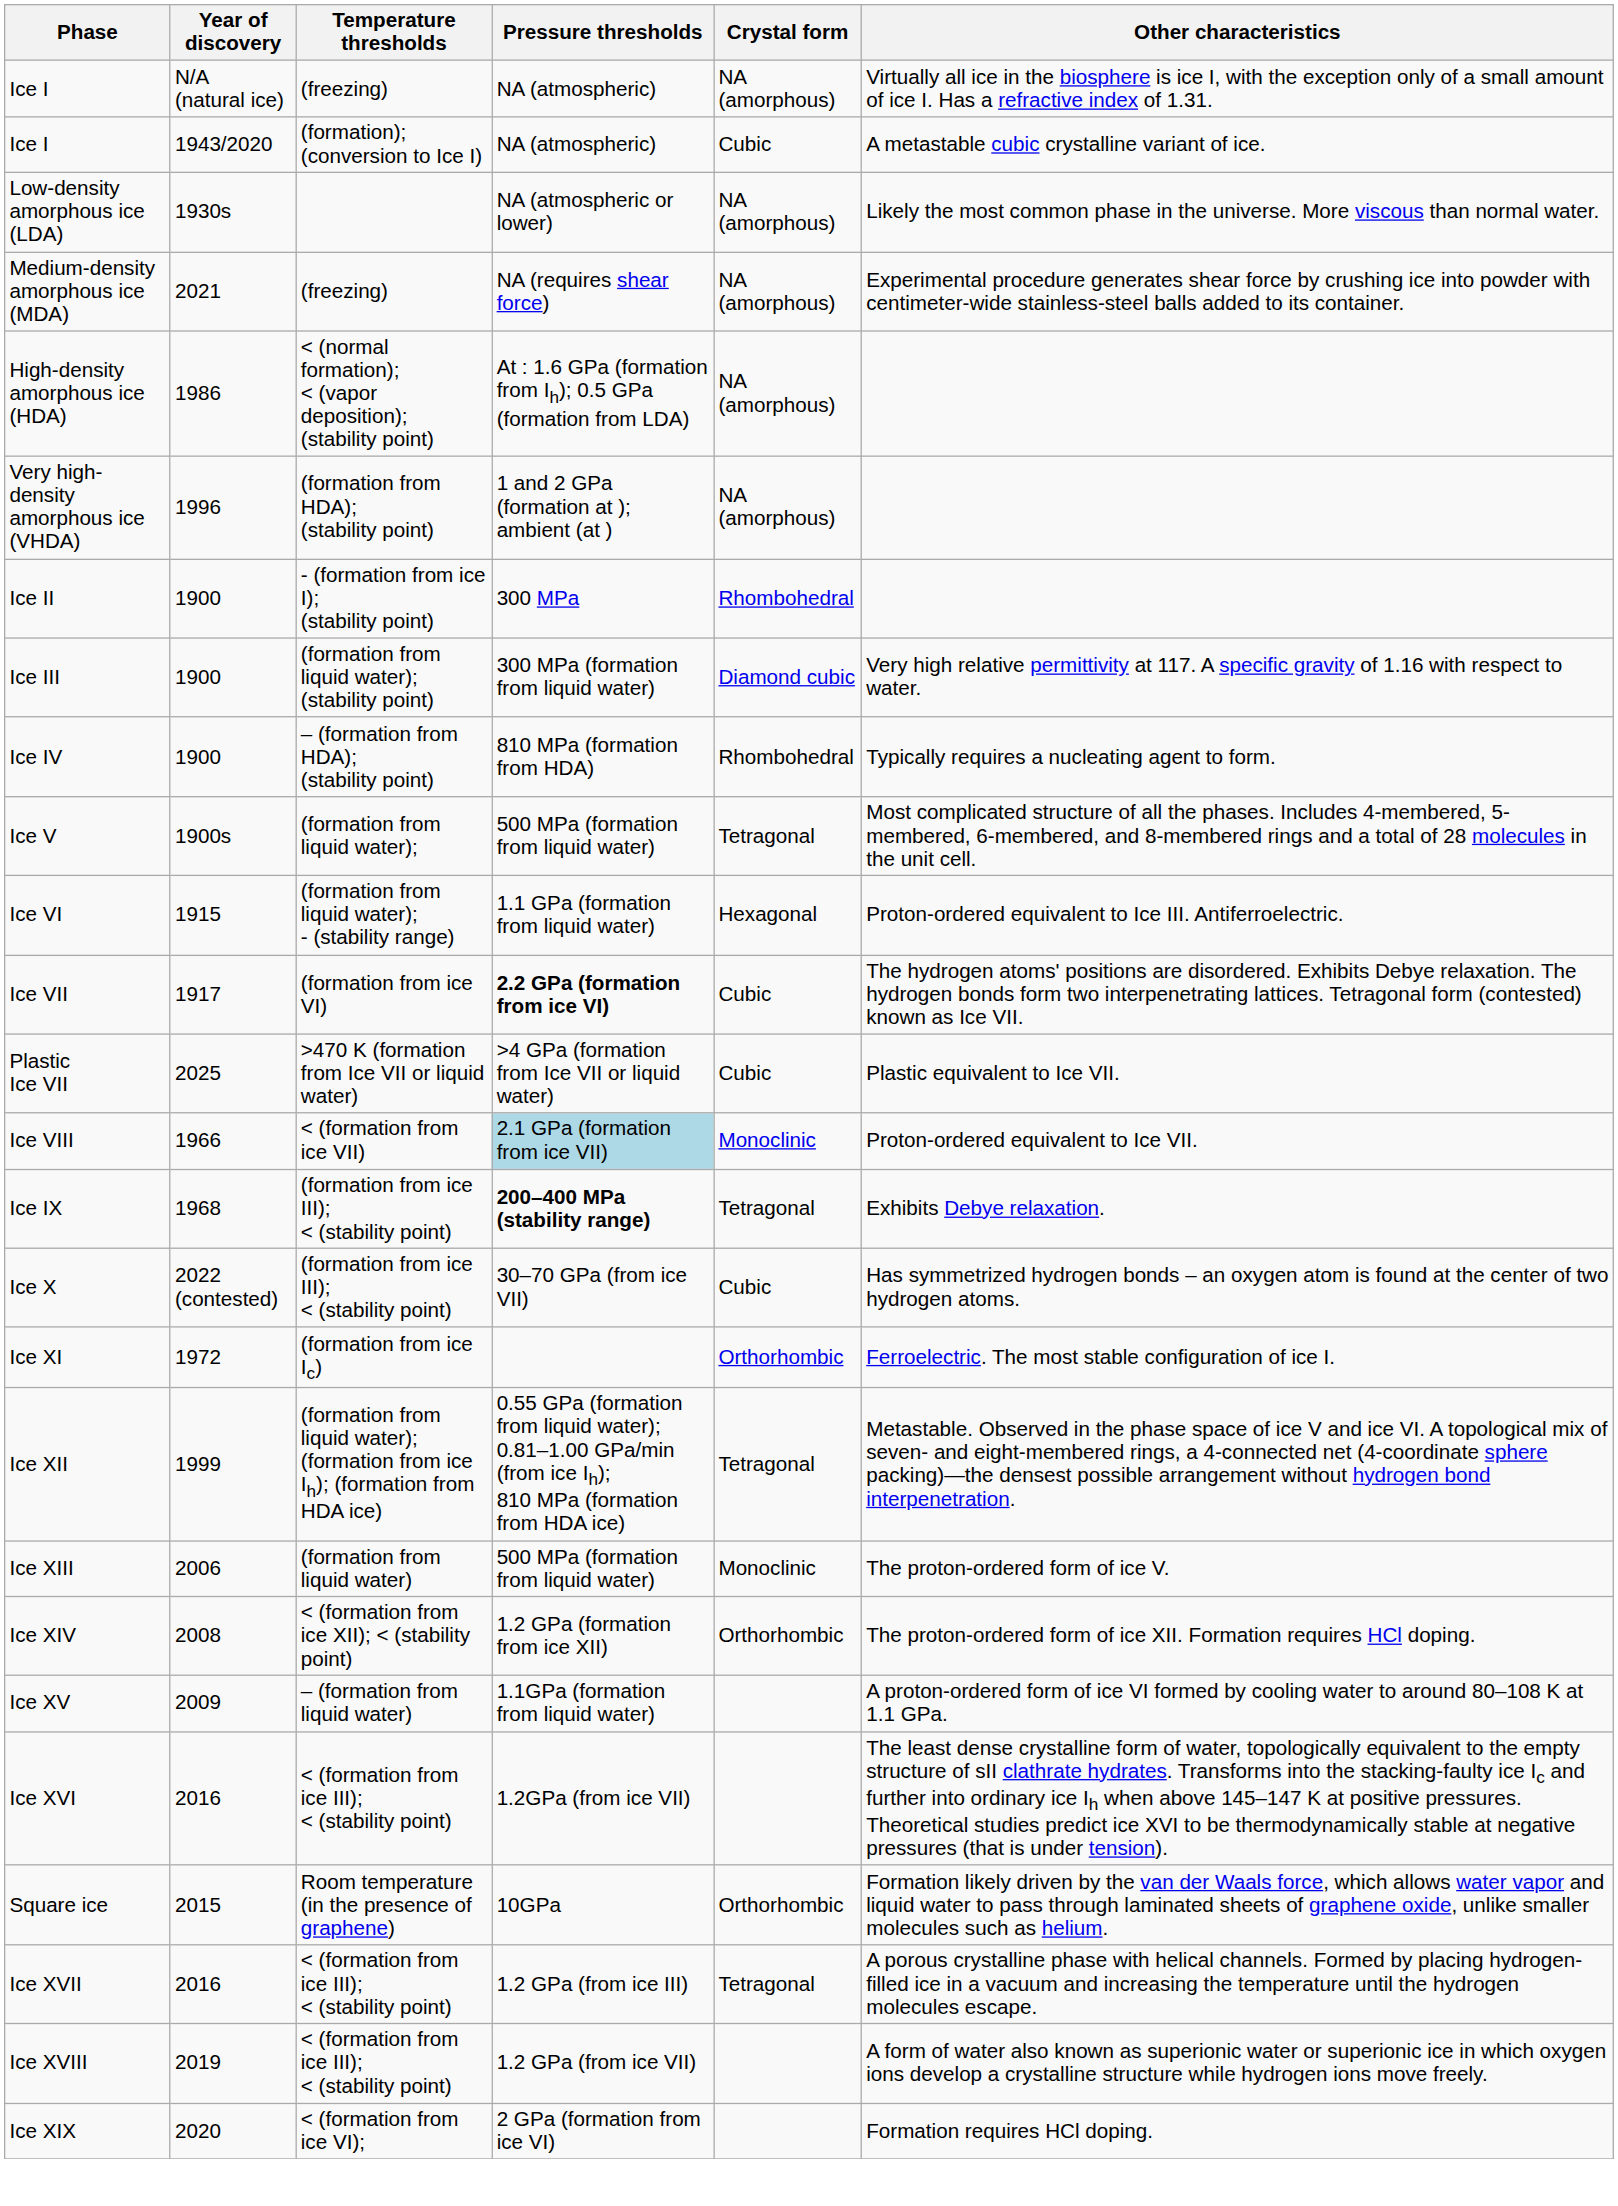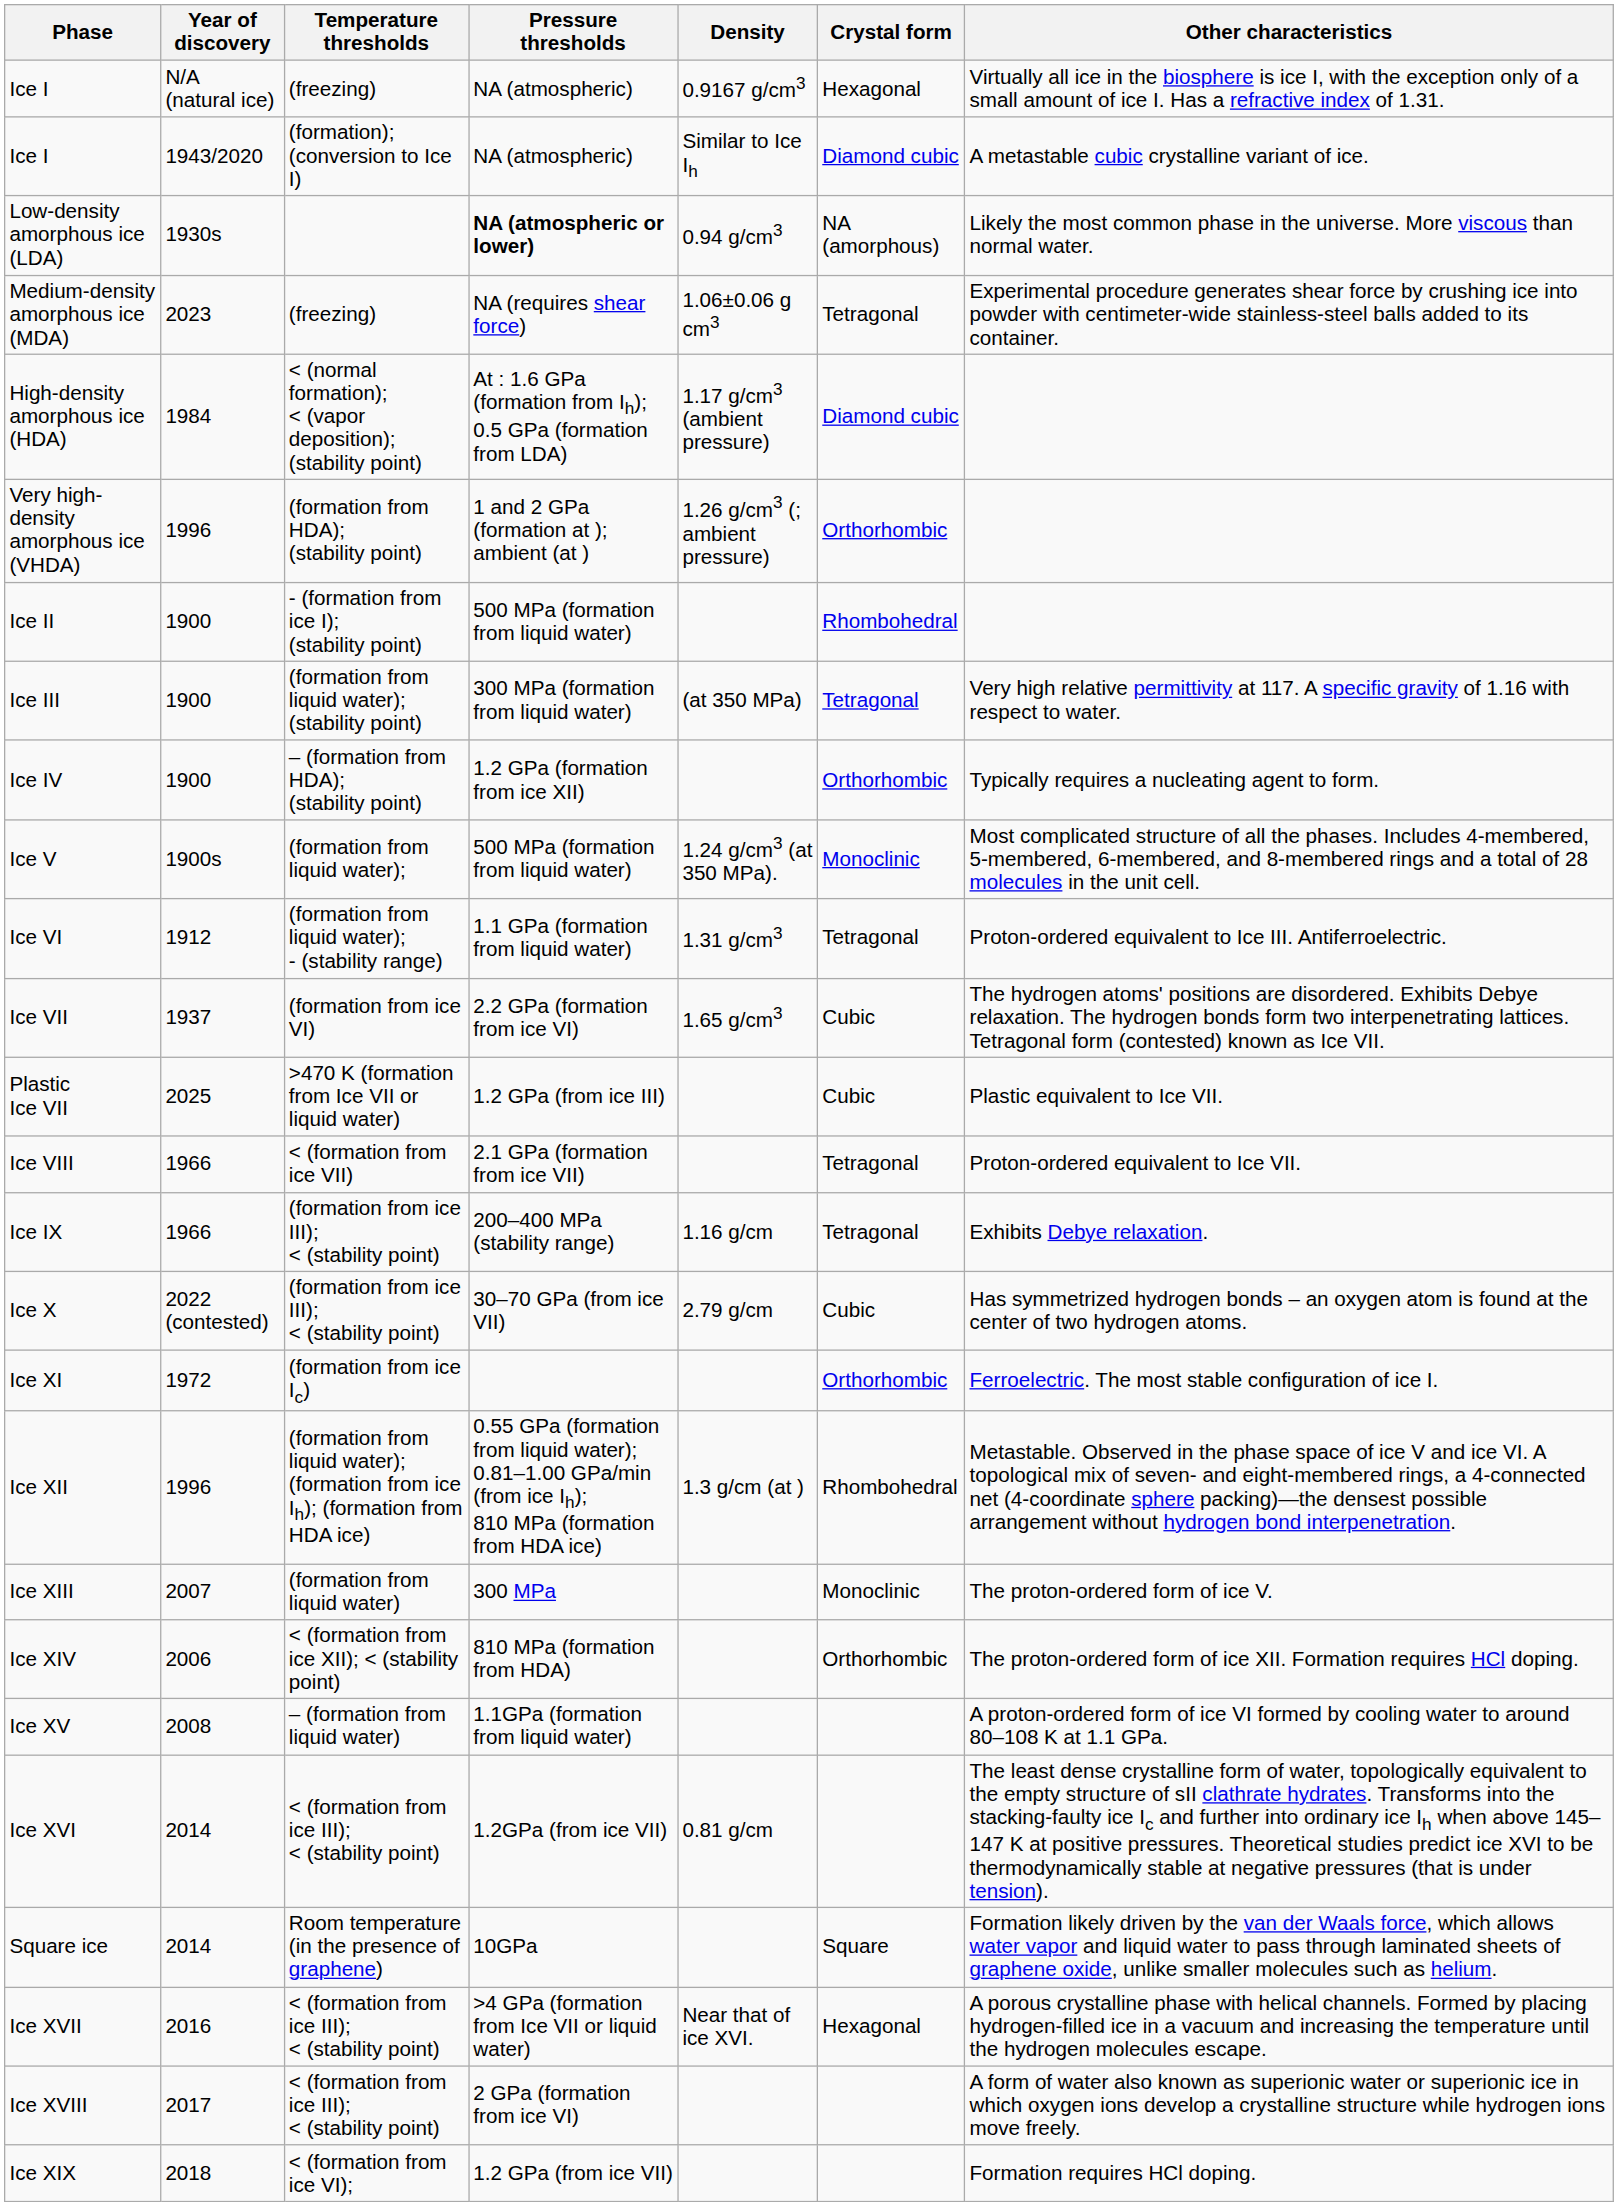+ column: (748, 32)
(777, 88) NA (amorphous) -> (872, 88) Hexagonal
(745, 144) Cubic -> (891, 155) Diamond cubic
(585, 211) normal -> (569, 235) bold
(198, 291) 2021 -> (188, 314) 2023
(777, 291) NA (amorphous) -> (870, 314) Tetragonal
(198, 393) 1986 -> (188, 416) 1984
(777, 393) NA (amorphous) -> (891, 416) Diamond cubic
(777, 507) NA (amorphous) -> (885, 530) Orthorhombic
(538, 598) 300 MPa -> (564, 621) 500 MPa (formation from liquid water)
(787, 677) Diamond cubic -> (870, 700) Tetragonal
(587, 756) 810 MPa (formation from HDA) -> (561, 779) 1.2 GPa (formation from ice XII)
(786, 756) Rhombohedral -> (885, 779) Orthorhombic
(767, 835) Tetragonal -> (871, 859) Monoclinic
(198, 914) 1915 -> (188, 938) 1912
(768, 914) Hexagonal -> (870, 938) Tetragonal
(198, 994) 1917 -> (188, 1017) 1937
(588, 994) bold -> (561, 1017) normal
(588, 1073) >4 GPa (formation from Ice VII or liquid water) -> (569, 1096) 1.2 GPa (from ice III)
(584, 1140) lightblue background -> (561, 1164) no background
(767, 1140) Monoclinic -> (870, 1164) Tetragonal
(198, 1208) 1968 -> (188, 1231) 1966
(573, 1208) bold -> (544, 1231) normal
(198, 1463) 1999 -> (188, 1486) 1996
(767, 1463) Tetragonal -> (890, 1486) Rhombohedral
(198, 1568) 2006 -> (188, 1591) 2007
(587, 1568) 500 MPa (formation from liquid water) -> (515, 1591) 300 MPa
(198, 1635) 2008 -> (188, 1659) 2006
(584, 1635) 1.2 GPa (formation from ice XII) -> (564, 1659) 810 MPa (formation from HDA)
(198, 1703) 2009 -> (188, 1726) 2008
(198, 1798) 2016 -> (188, 1831) 2014
(198, 1904) 2015 -> (188, 1947) 2014
(781, 1904) Orthorhombic -> (856, 1947) Square
(592, 1983) 1.2 GPa (from ice III) -> (565, 2026) >4 GPa (formation from Ice VII or liquid water)
(767, 1983) Tetragonal -> (872, 2026) Hexagonal
(198, 2063) 2019 -> (188, 2105) 2017
(596, 2063) 1.2 GPa (from ice VII) -> (552, 2105) 2 GPa (formation from ice VI)
(198, 2130) 2020 -> (188, 2172) 2018
(599, 2130) 2 GPa (formation from ice VI) -> (573, 2172) 1.2 GPa (from ice VII)
